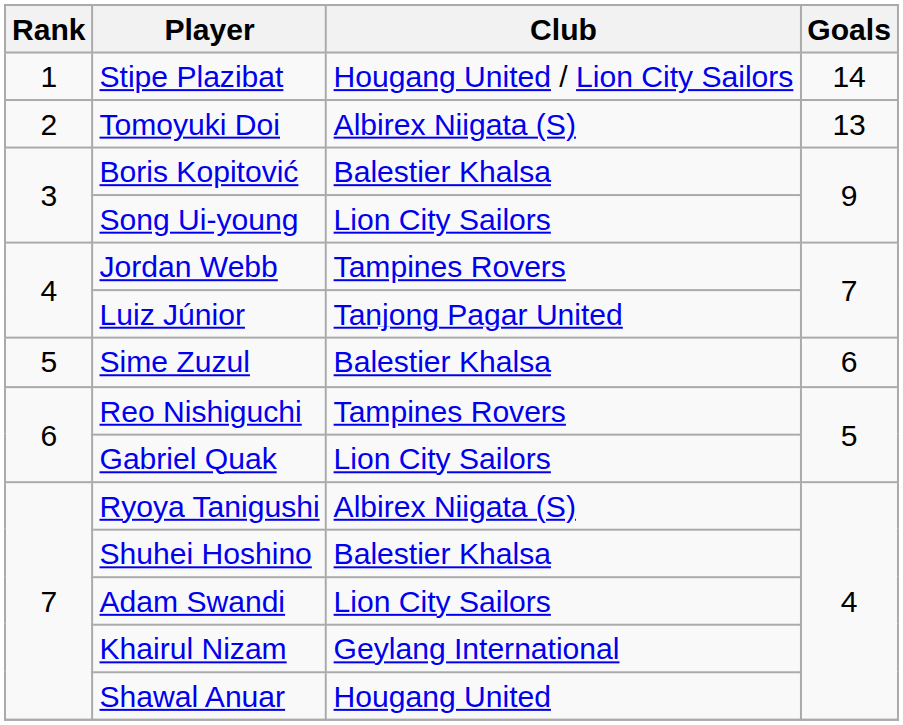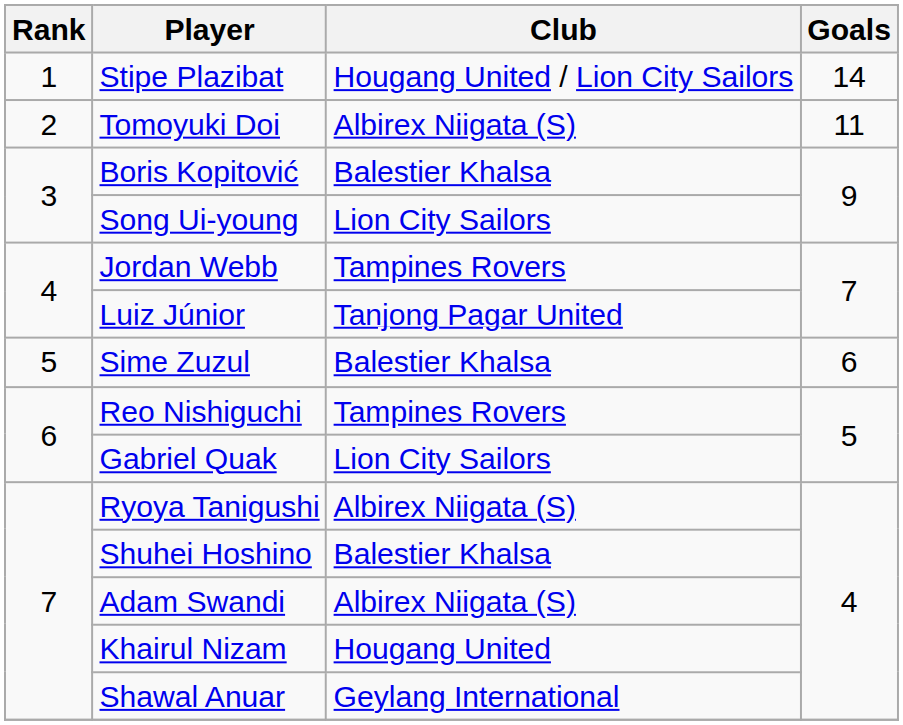(849, 124) 13 -> (849, 124) 11
(442, 601) Lion City Sailors -> (455, 601) Albirex Niigata (S)
(477, 648) Geylang International -> (442, 648) Hougang United
(442, 696) Hougang United -> (477, 696) Geylang International
